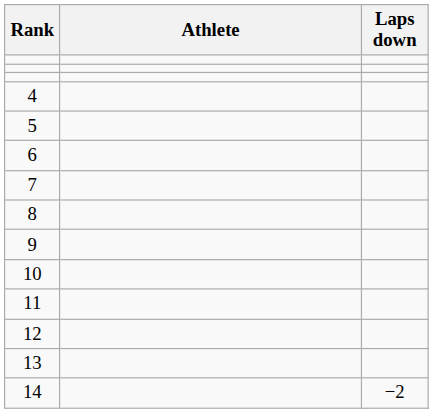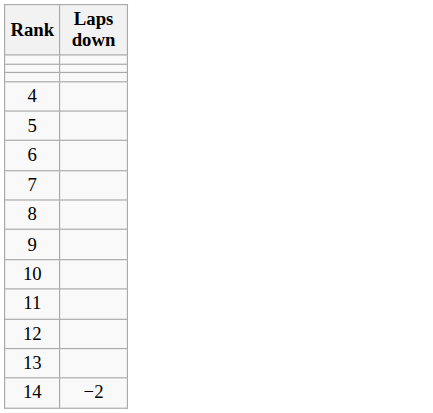- column: (211, 29)
